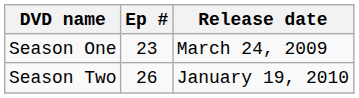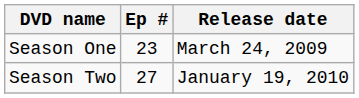(147, 78) 26 -> (147, 78) 27
